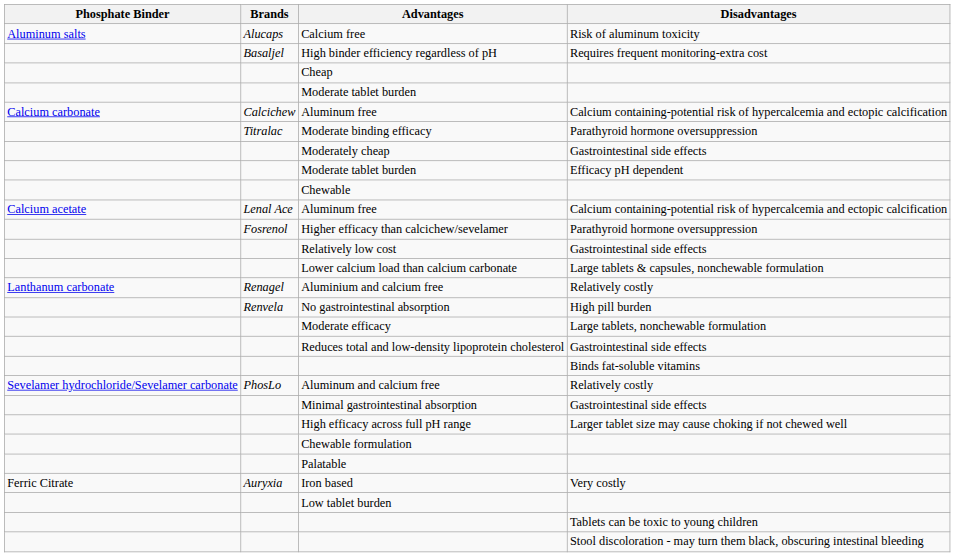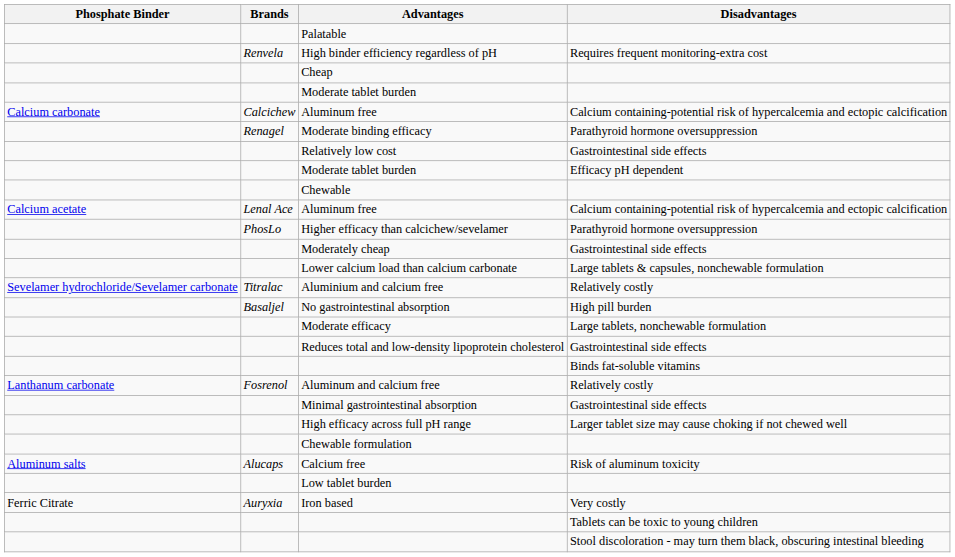rows swapped: (333, 33) <-> (324, 463)
(264, 53) Basaljel -> (263, 53) Renvela
(263, 131) Titralac -> (264, 131) Renagel
rows swapped: (349, 248) <-> (345, 151)
(265, 229) Fosrenol -> (262, 229) PhosLo
(61, 287) Lanthanum carbonate -> (123, 287) Sevelamer hydrochloride/Sevelamer carbonate
(264, 287) Renagel -> (263, 287) Titralac
(263, 307) Renvela -> (264, 307) Basaljel
(123, 385) Sevelamer hydrochloride/Sevelamer carbonate -> (61, 385) Lanthanum carbonate
(262, 385) PhosLo -> (265, 385) Fosrenol
rows swapped: (346, 502) <-> (327, 483)
